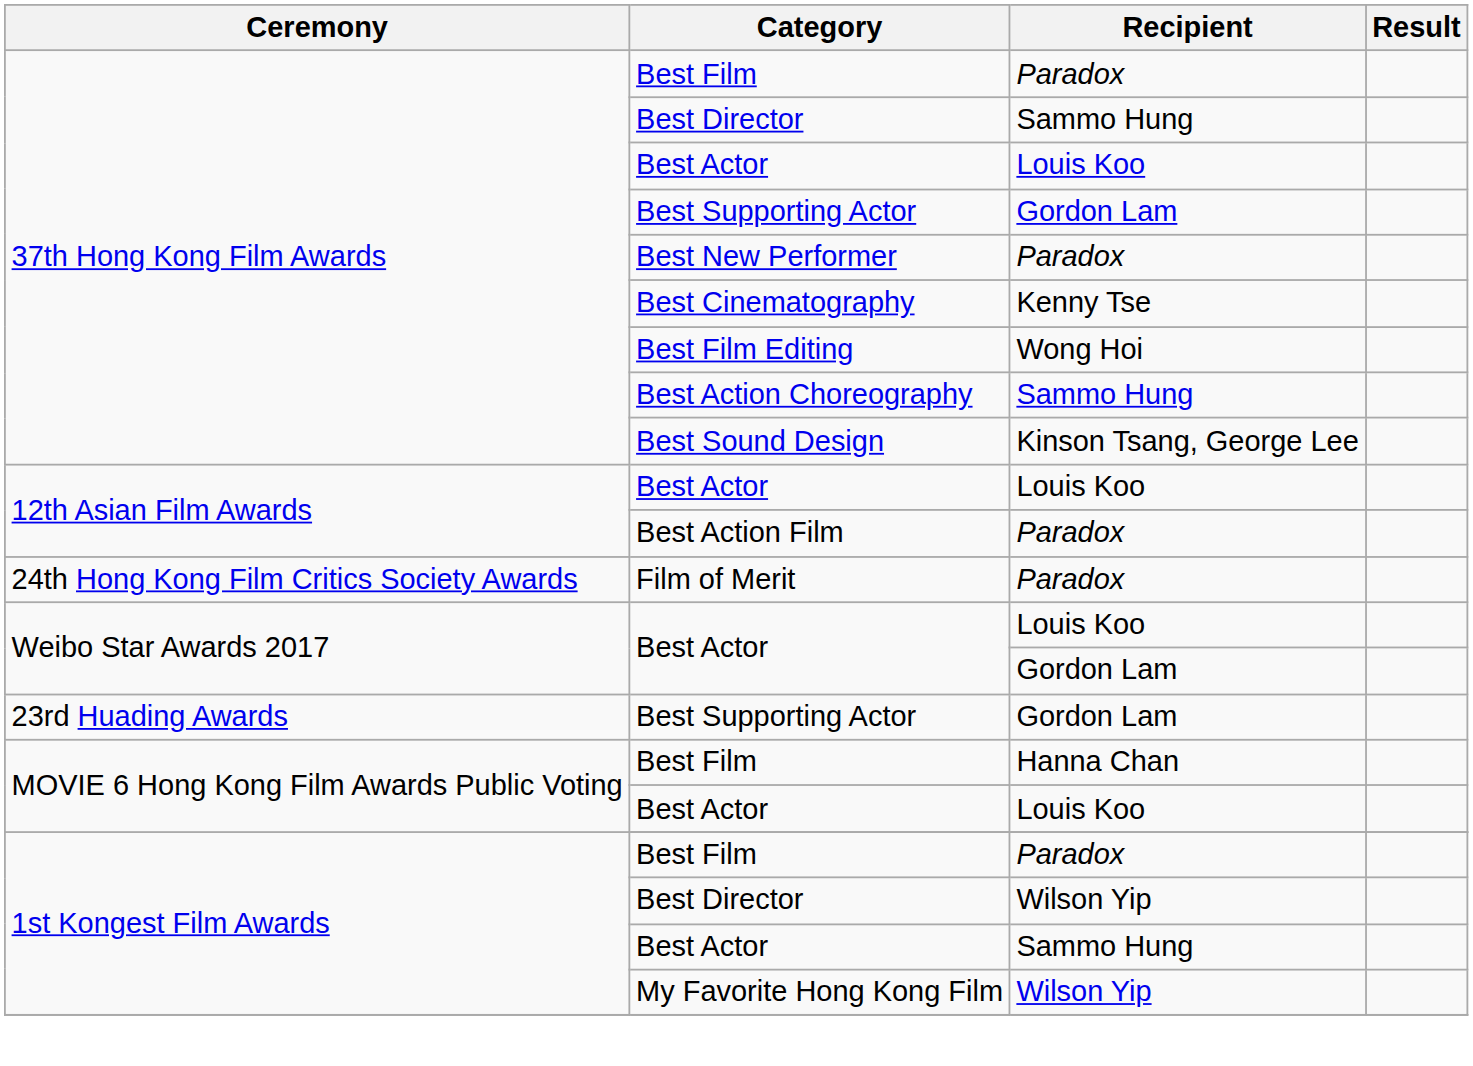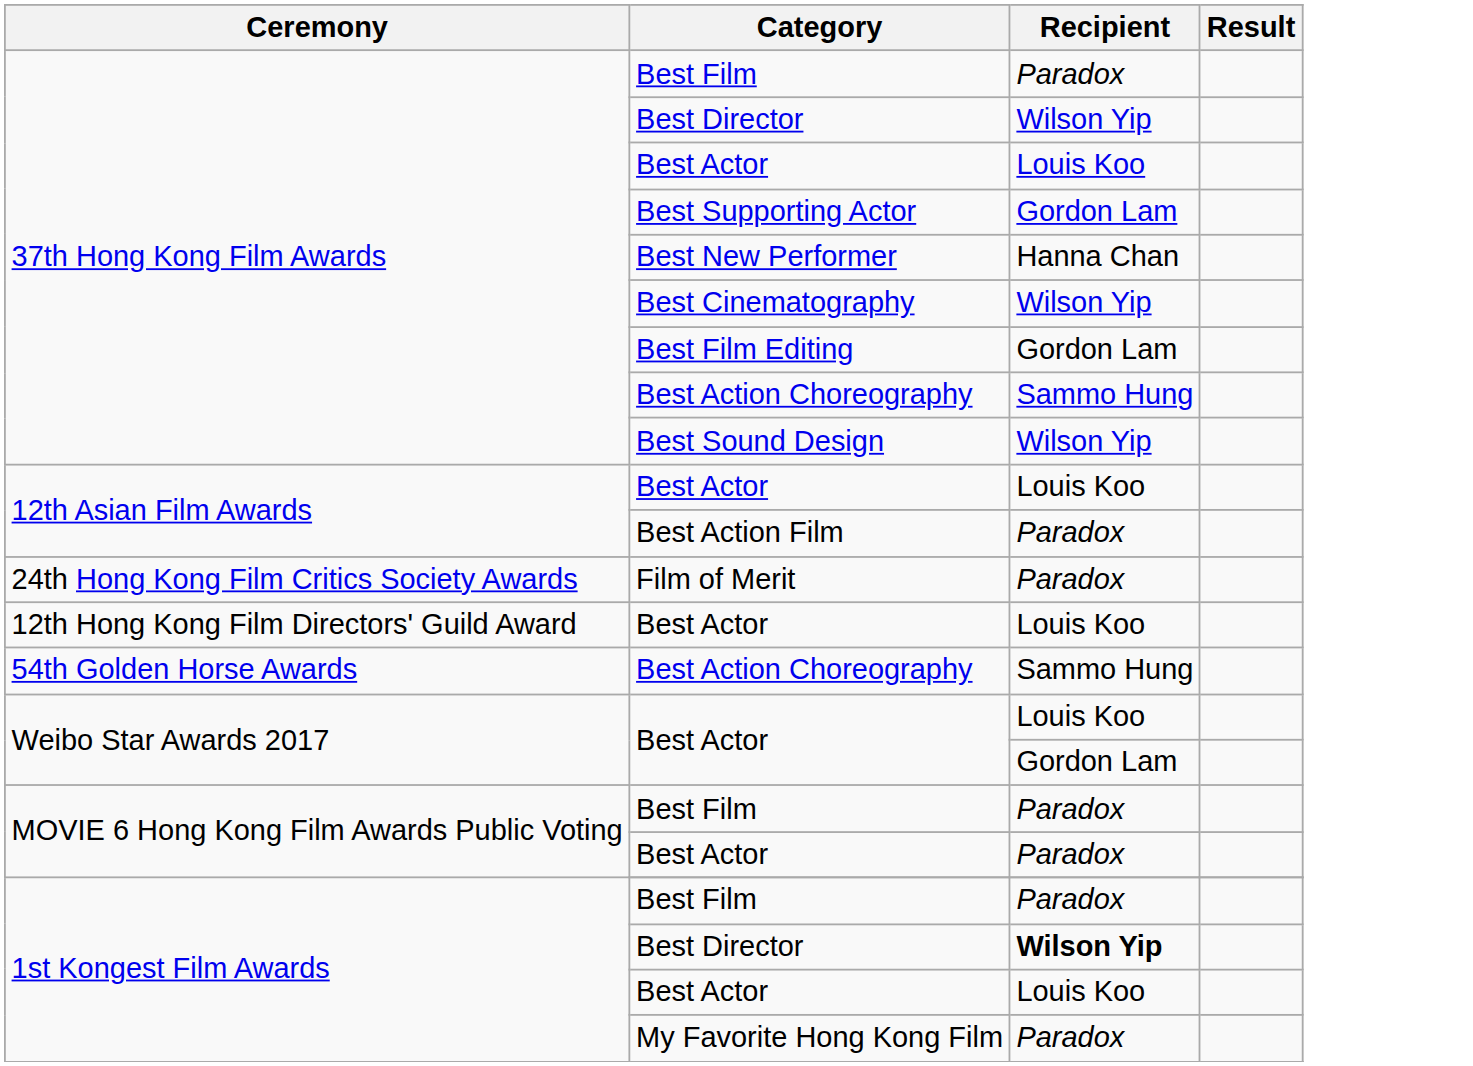(1105, 119) Sammo Hung -> (1084, 119) Wilson Yip
(1070, 257) Paradox -> (1098, 257) Hanna Chan
(1084, 303) Kenny Tse -> (1084, 303) Wilson Yip
(1080, 348) Wong Hoi -> (1097, 348) Gordon Lam
(1188, 440) Kinson Tsang, George Lee -> (1084, 440) Wilson Yip
+ row: (294, 624)
+ row: (184, 670)
- row: (150, 716)
(1098, 762) Hanna Chan -> (1070, 808) Paradox
(1081, 808) Louis Koo -> (1070, 854) Paradox
(1084, 900) normal -> (1089, 946) bold
(1105, 946) Sammo Hung -> (1081, 991) Louis Koo
(1084, 991) Wilson Yip -> (1070, 1037) Paradox
